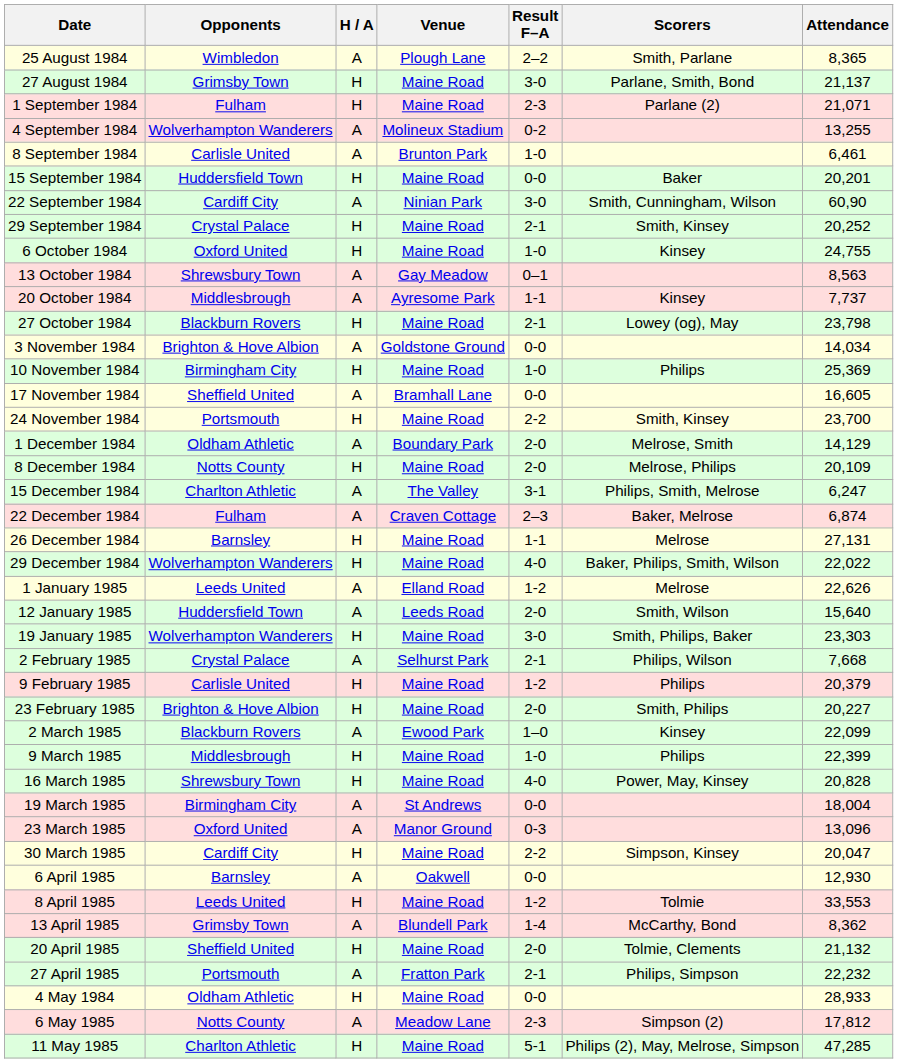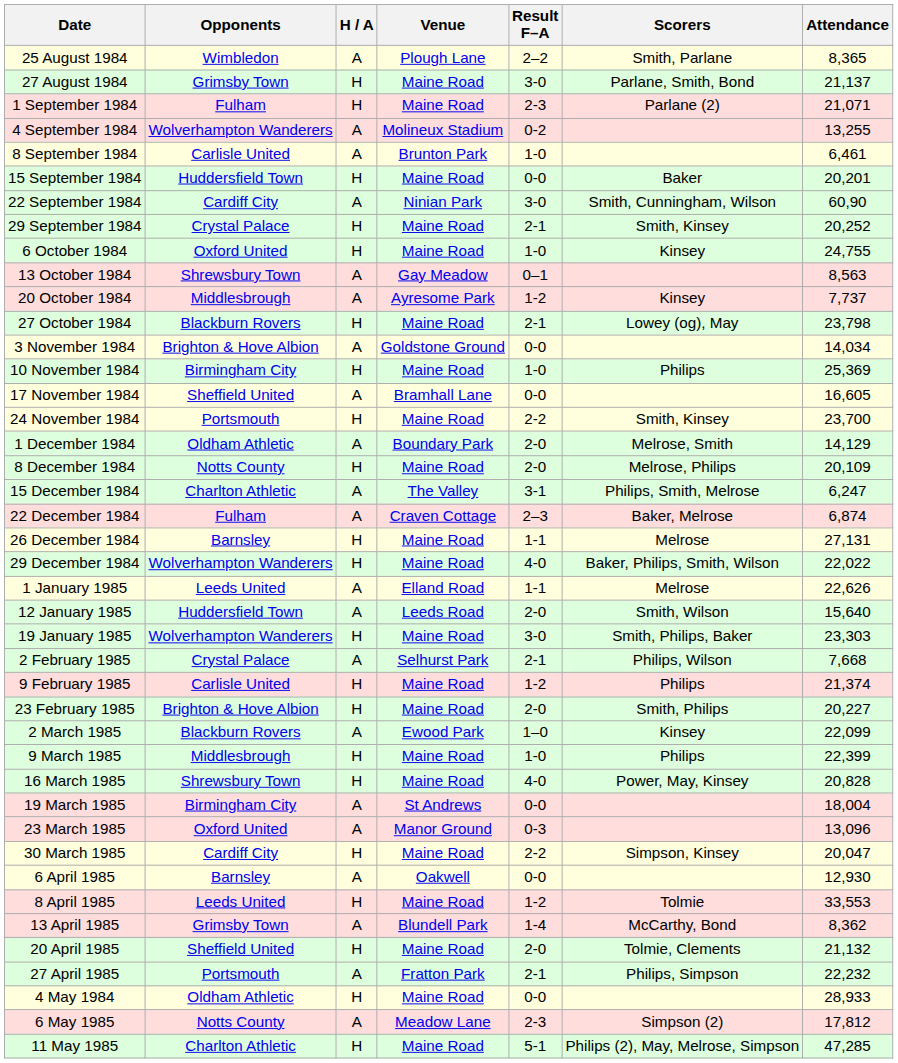(535, 298) 1-1 -> (535, 298) 1-2
(535, 588) 1-2 -> (535, 588) 1-1
(848, 684) 20,379 -> (848, 684) 21,374
